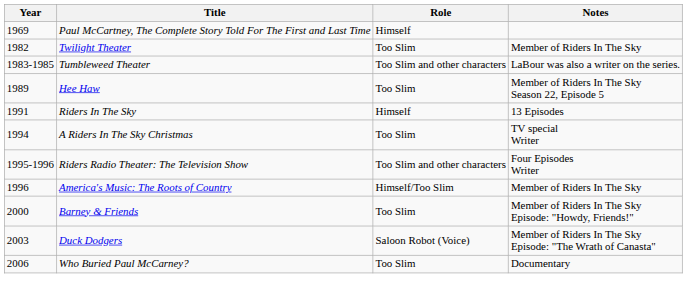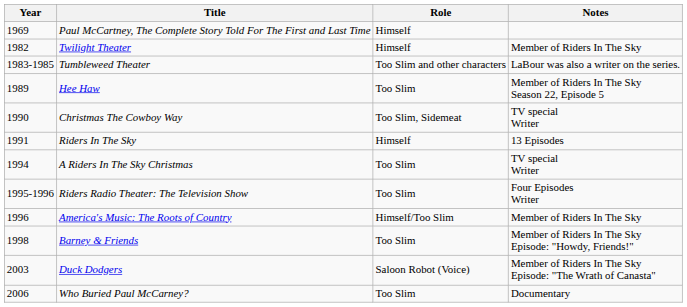(396, 47) Too Slim -> (393, 47) Himself
+ row: (121, 117)
(441, 164) Too Slim and other characters -> (396, 194) Too Slim
(18, 211) 2000 -> (18, 240) 1998
